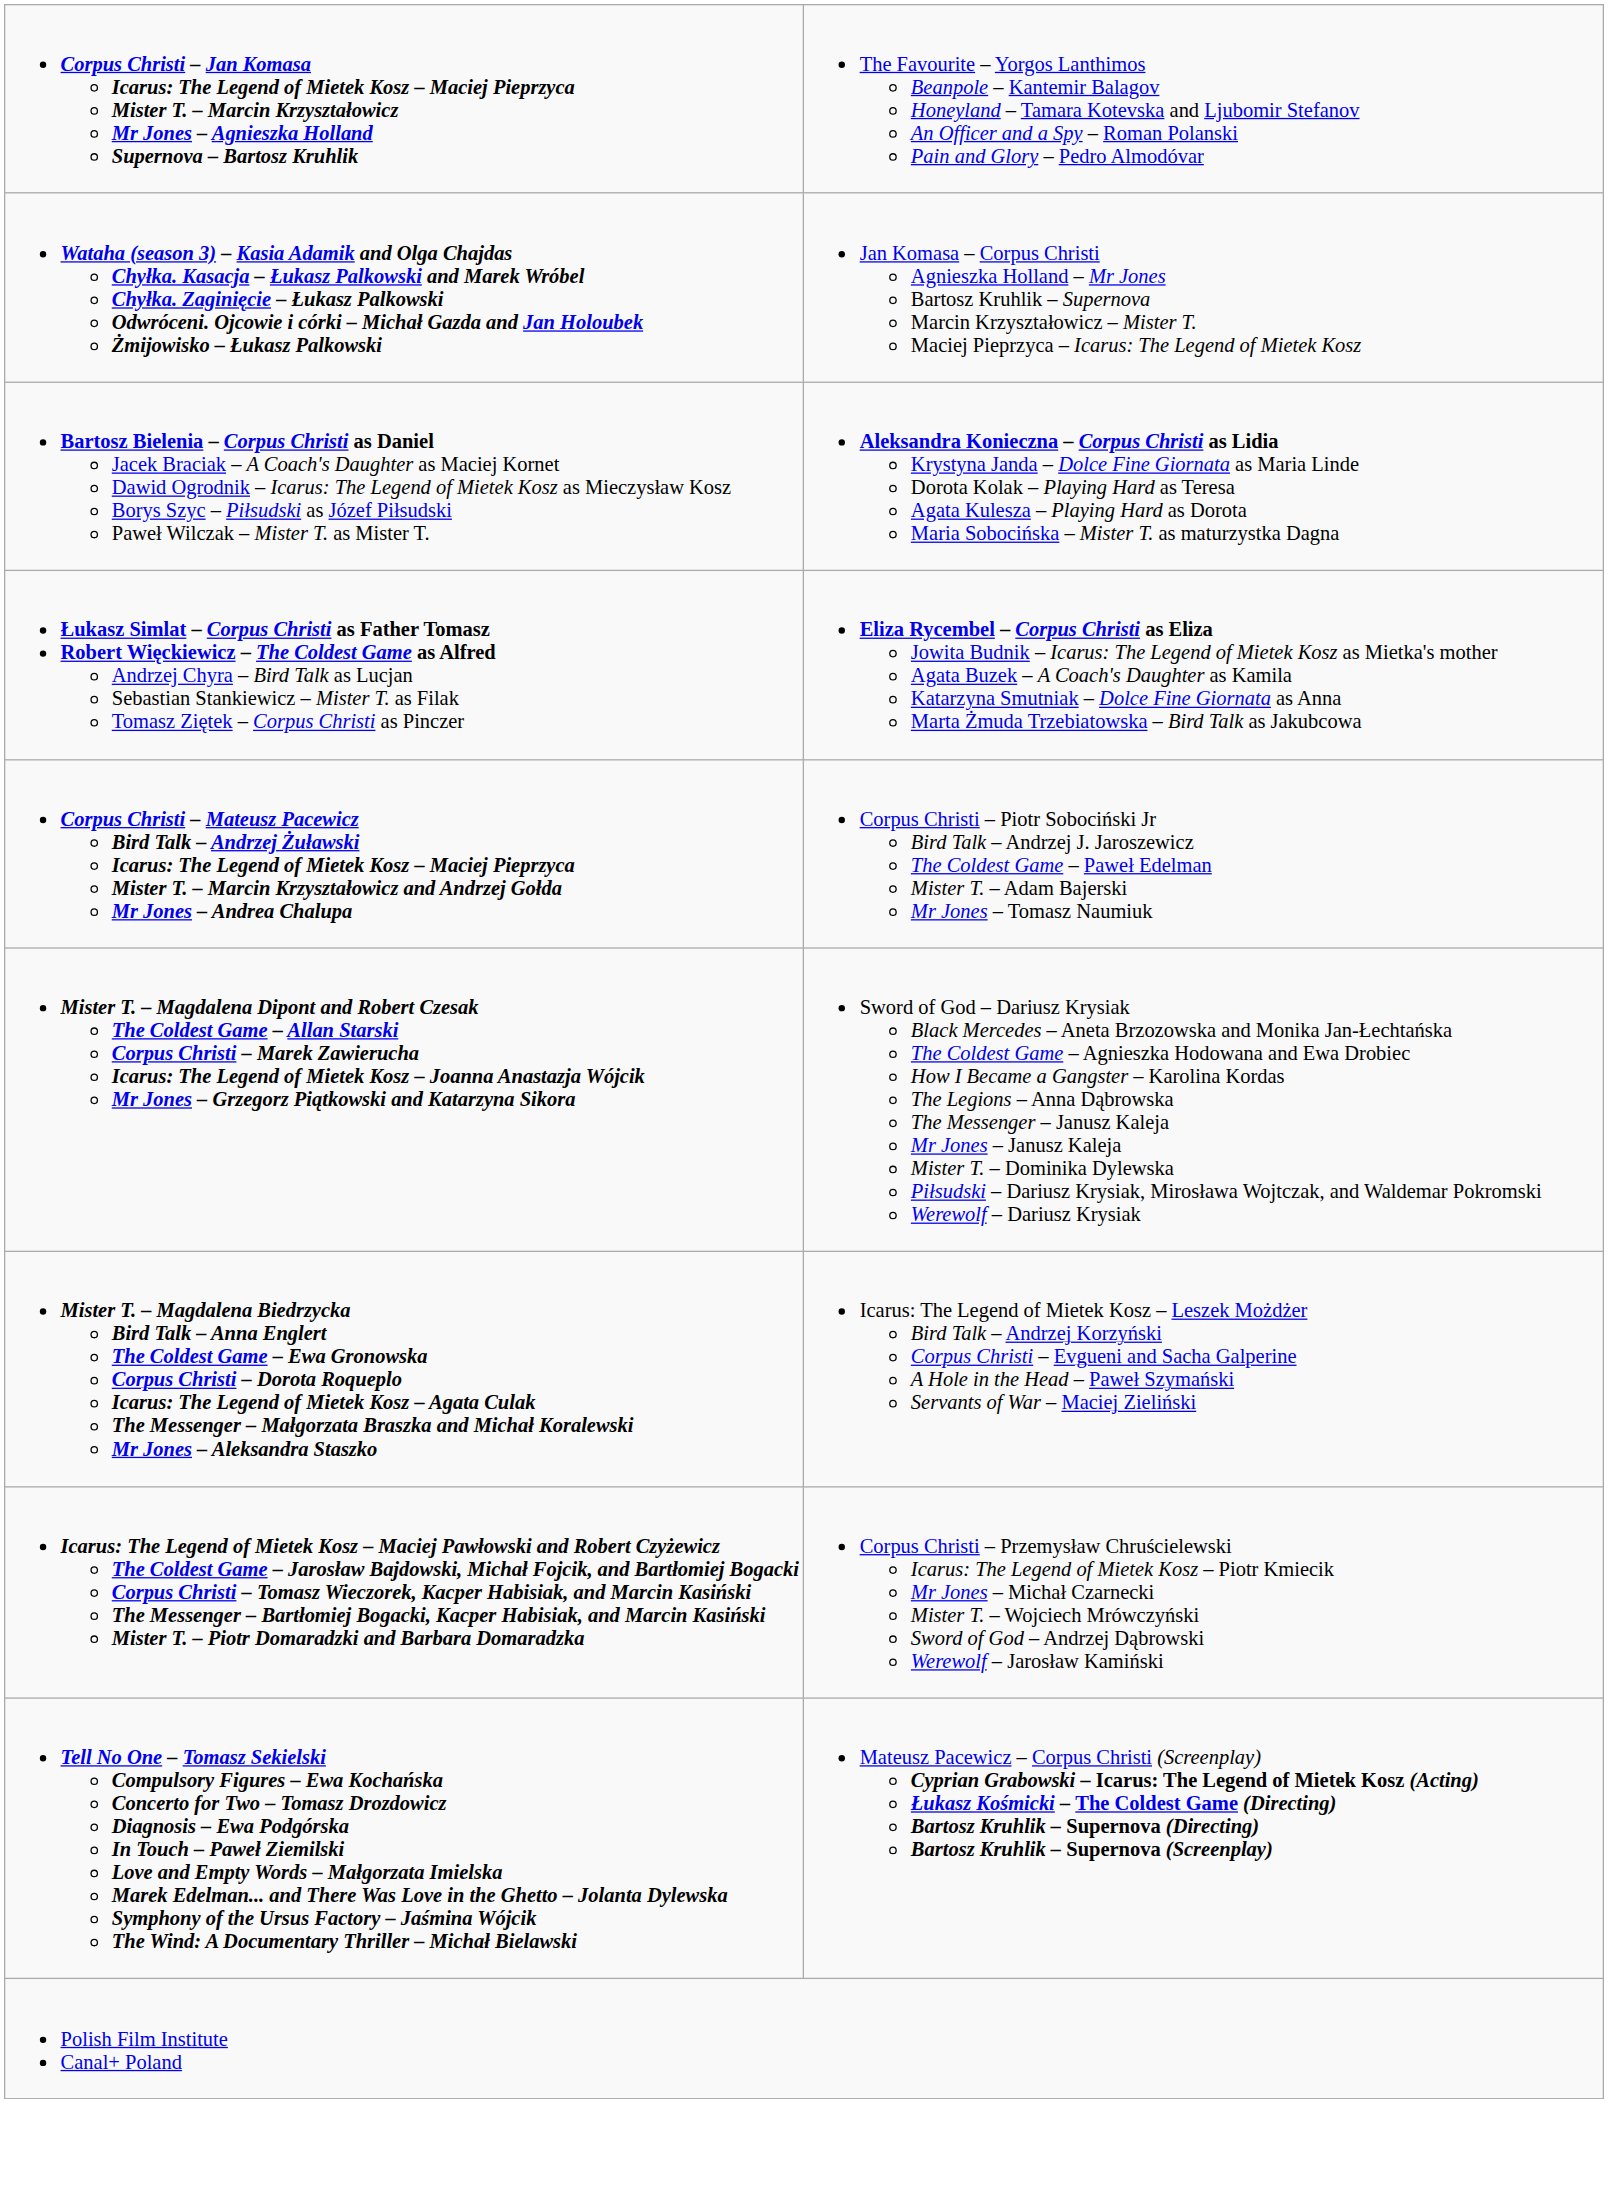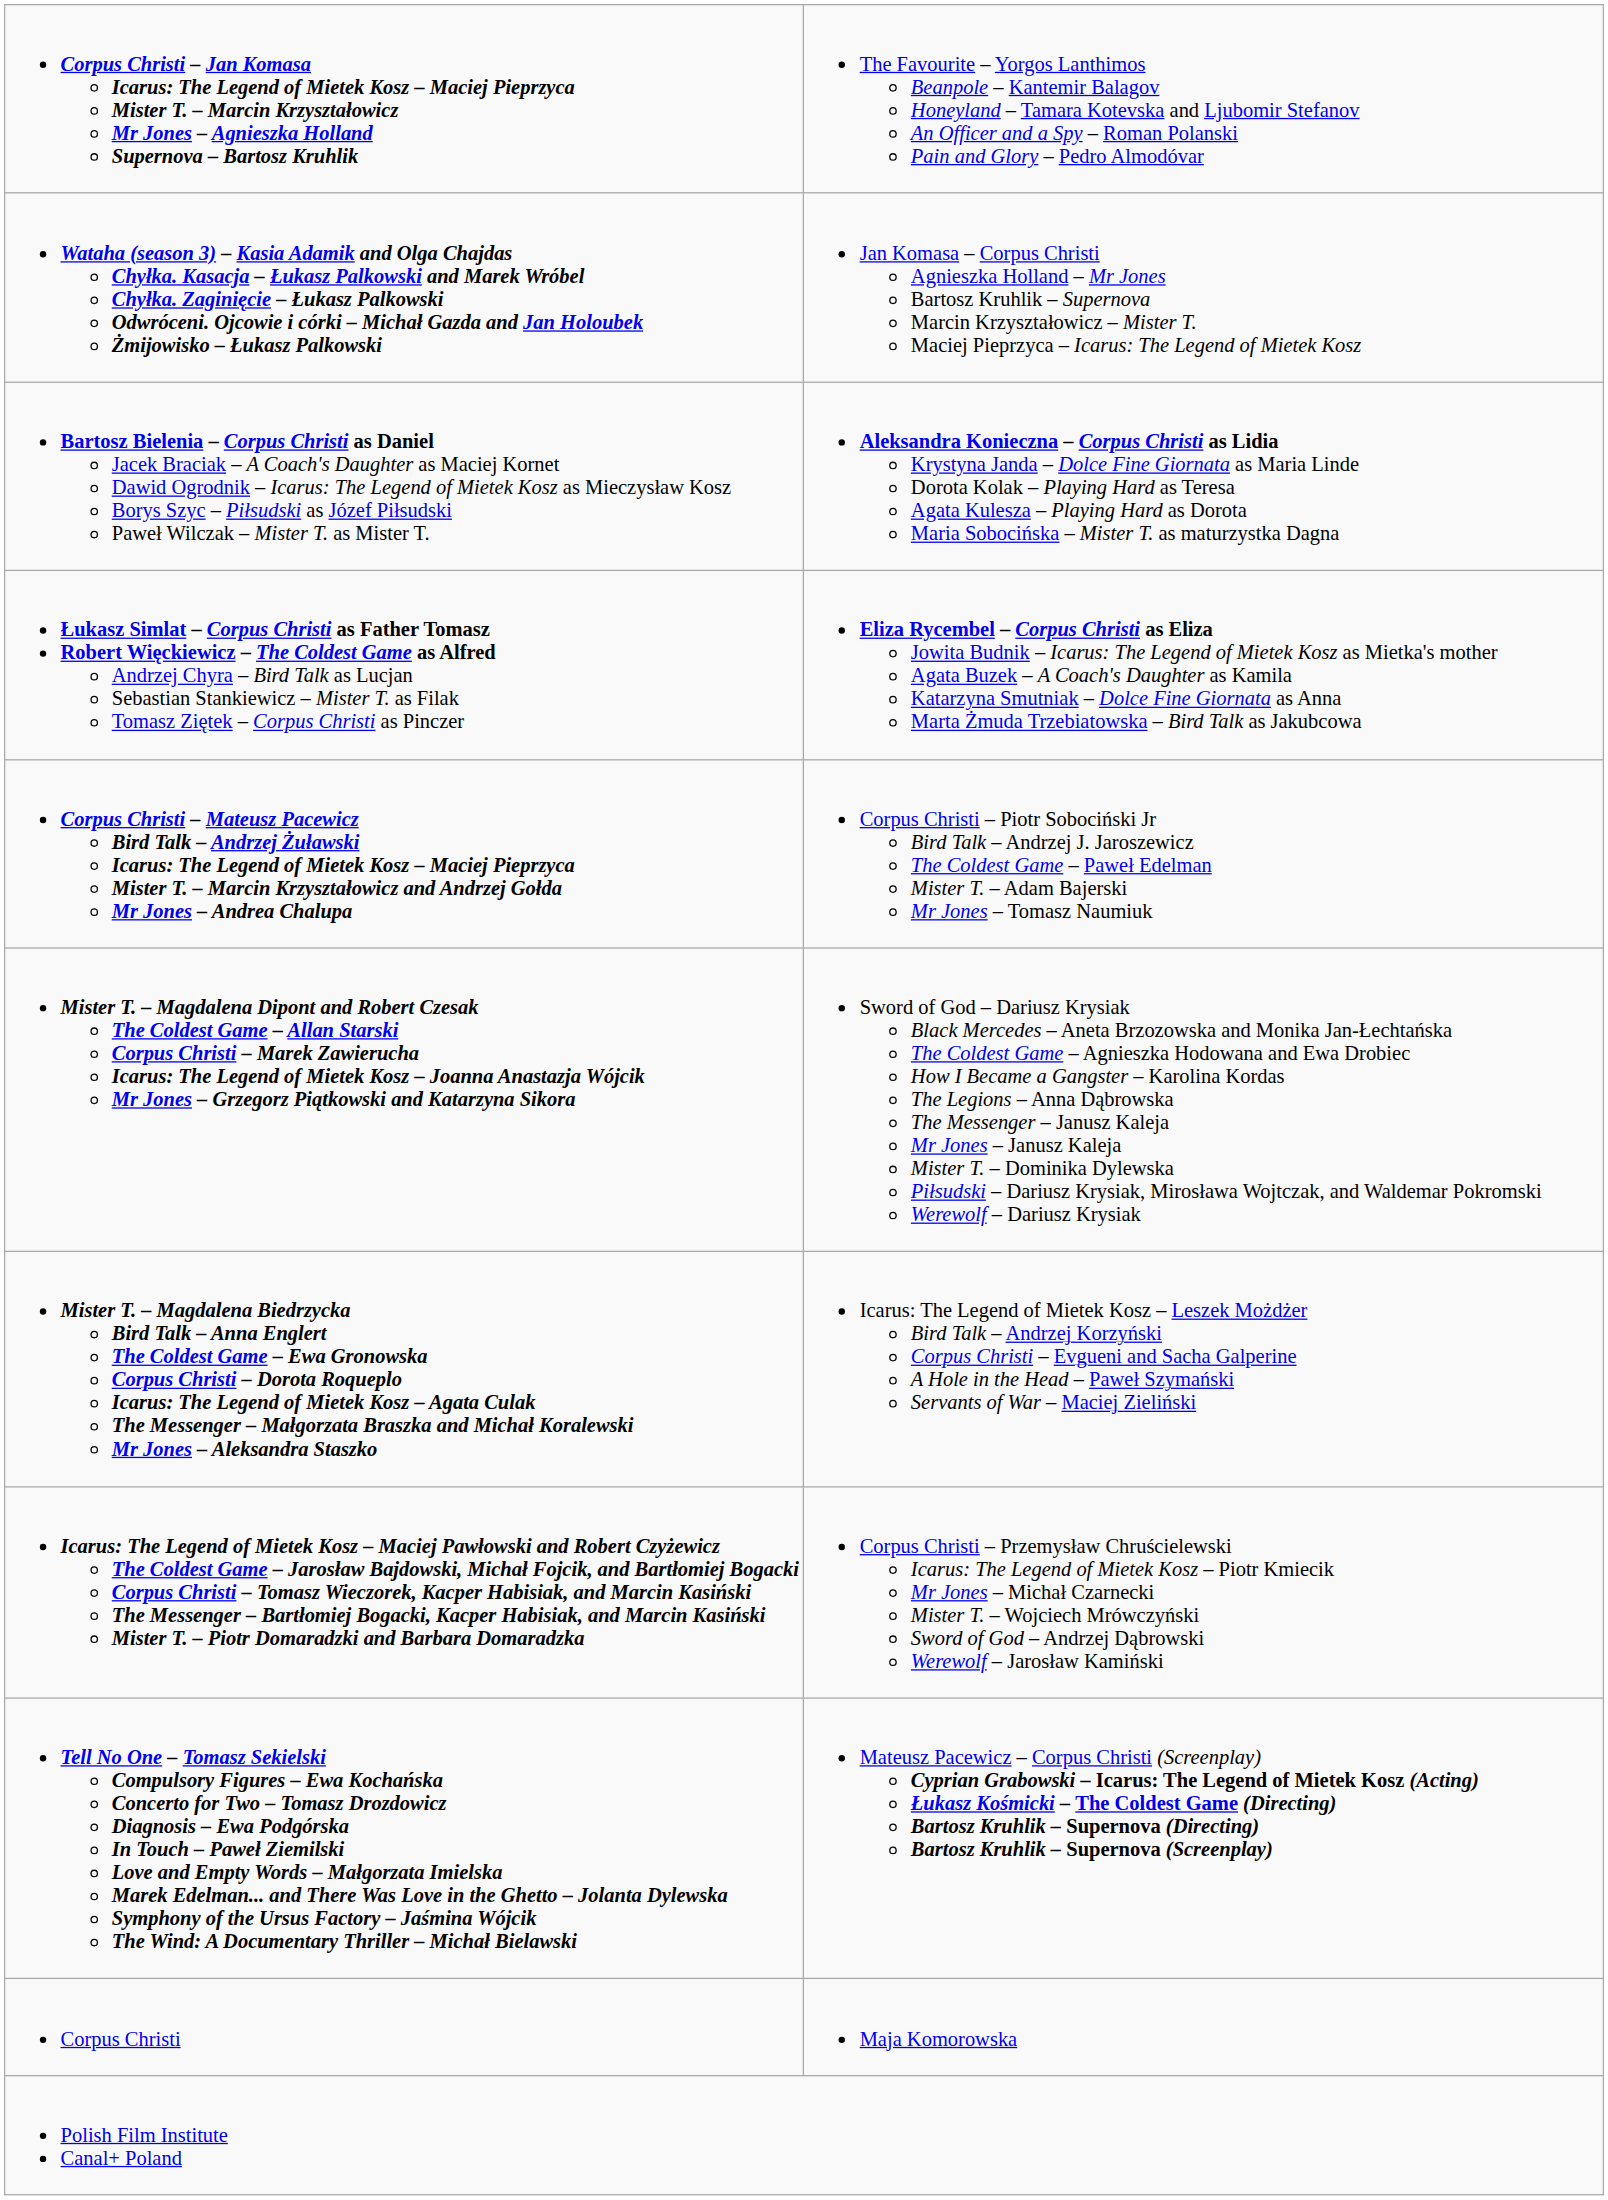+ row: (404, 2039)
